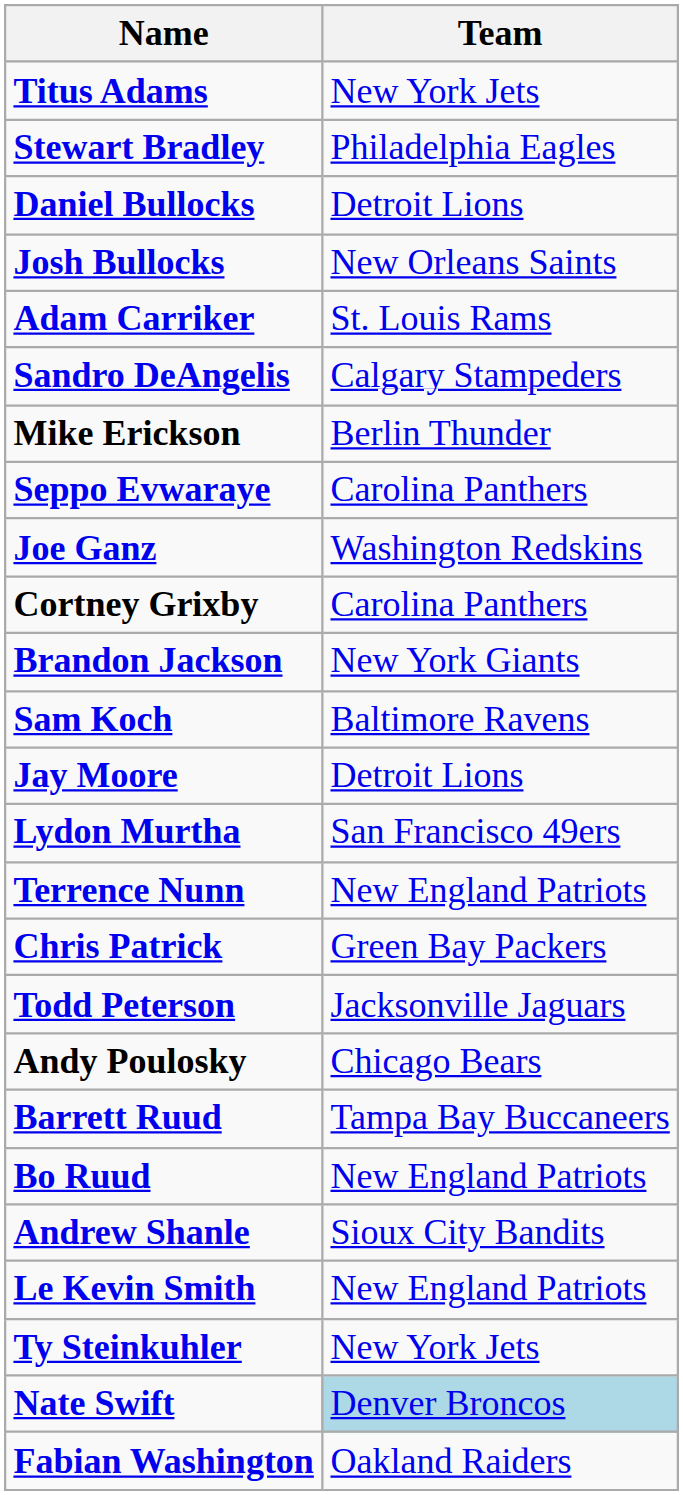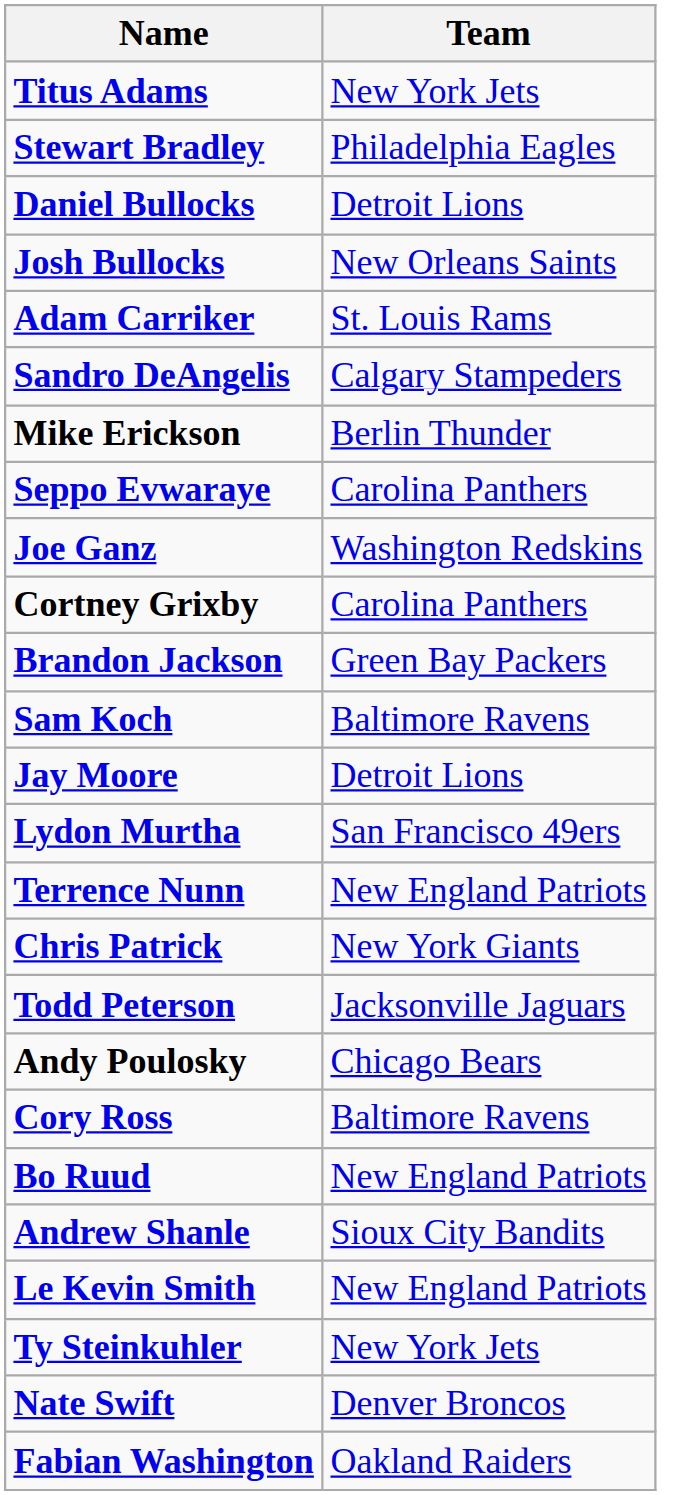(455, 661) New York Giants -> (468, 661) Green Bay Packers
(468, 946) Green Bay Packers -> (455, 946) New York Giants
+ row: (93, 1117)
- row: (118, 1117)
(448, 1403) lightblue background -> (448, 1403) no background
